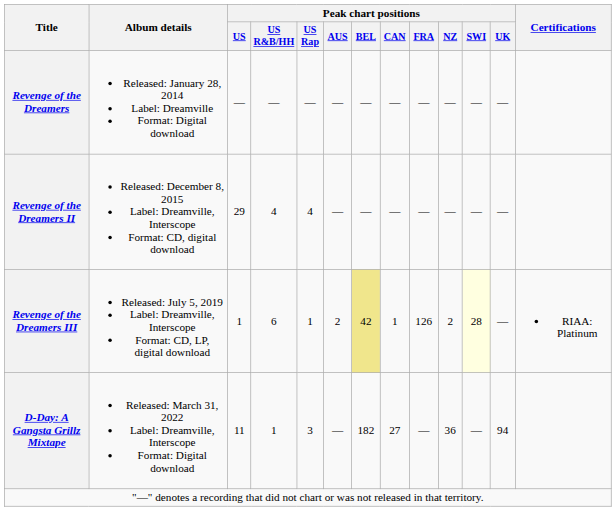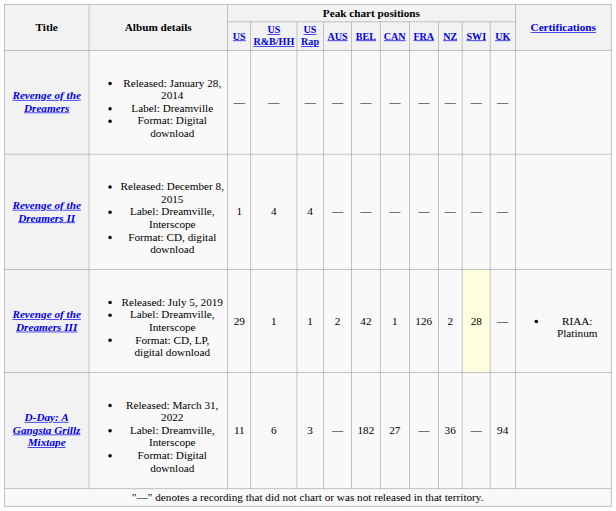(239, 211) 29 -> (239, 211) 1
(239, 321) 1 -> (239, 321) 29
(274, 321) 6 -> (274, 321) 1
(366, 321) khaki background -> (366, 321) no background
(274, 430) 1 -> (274, 430) 6
